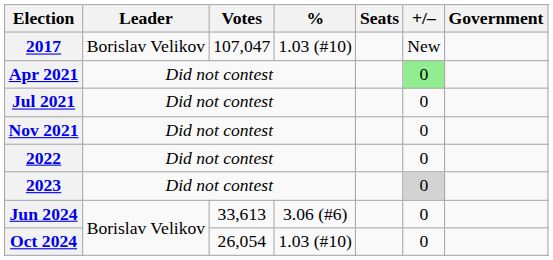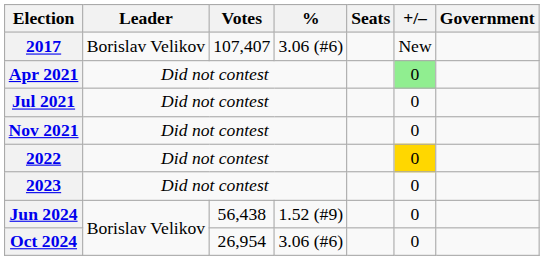(242, 46) 107,047 -> (242, 46) 107,407
(315, 46) 1.03 (#10) -> (311, 46) 3.06 (#6)
(424, 158) no background -> (415, 158) gold background
(424, 185) lightgrey background -> (415, 185) no background
(242, 213) 33,613 -> (242, 213) 56,438
(315, 213) 3.06 (#6) -> (311, 213) 1.52 (#9)
(242, 241) 26,054 -> (242, 241) 26,954
(315, 241) 1.03 (#10) -> (311, 241) 3.06 (#6)
